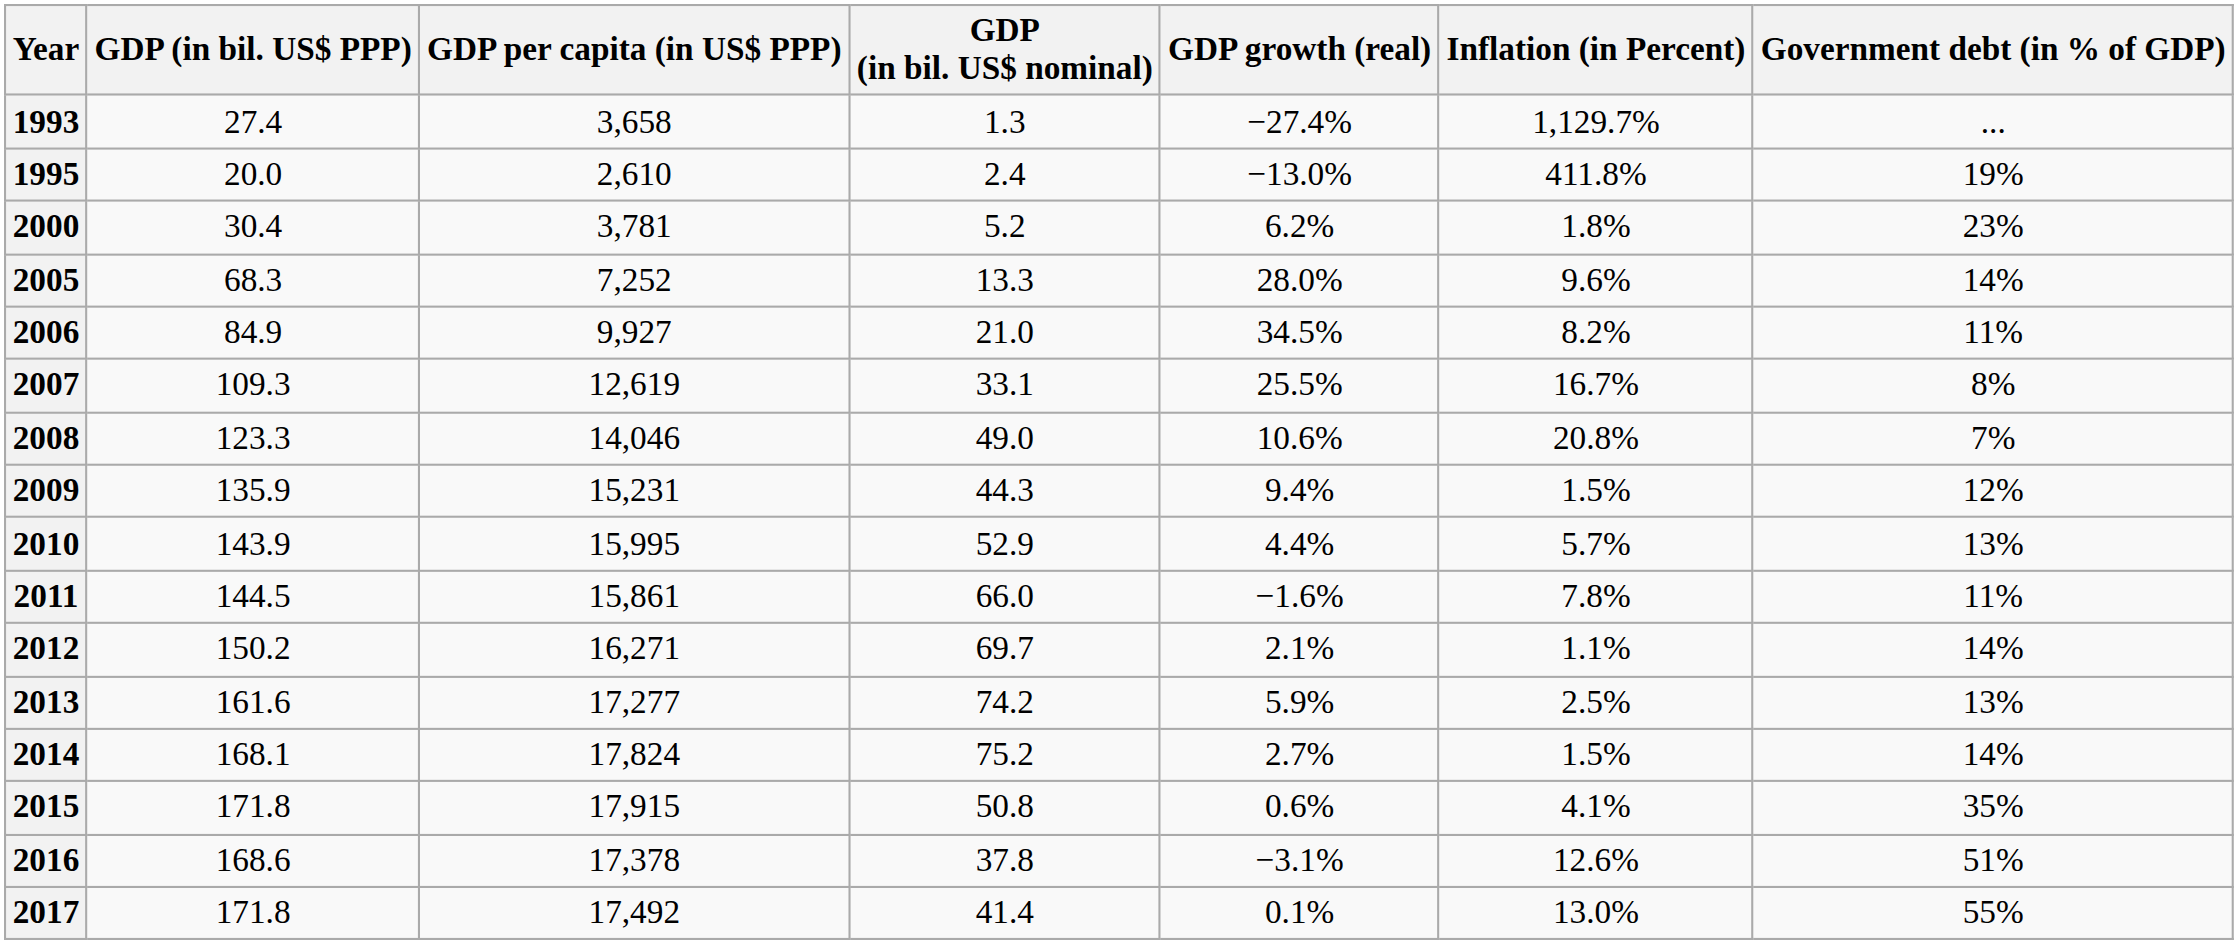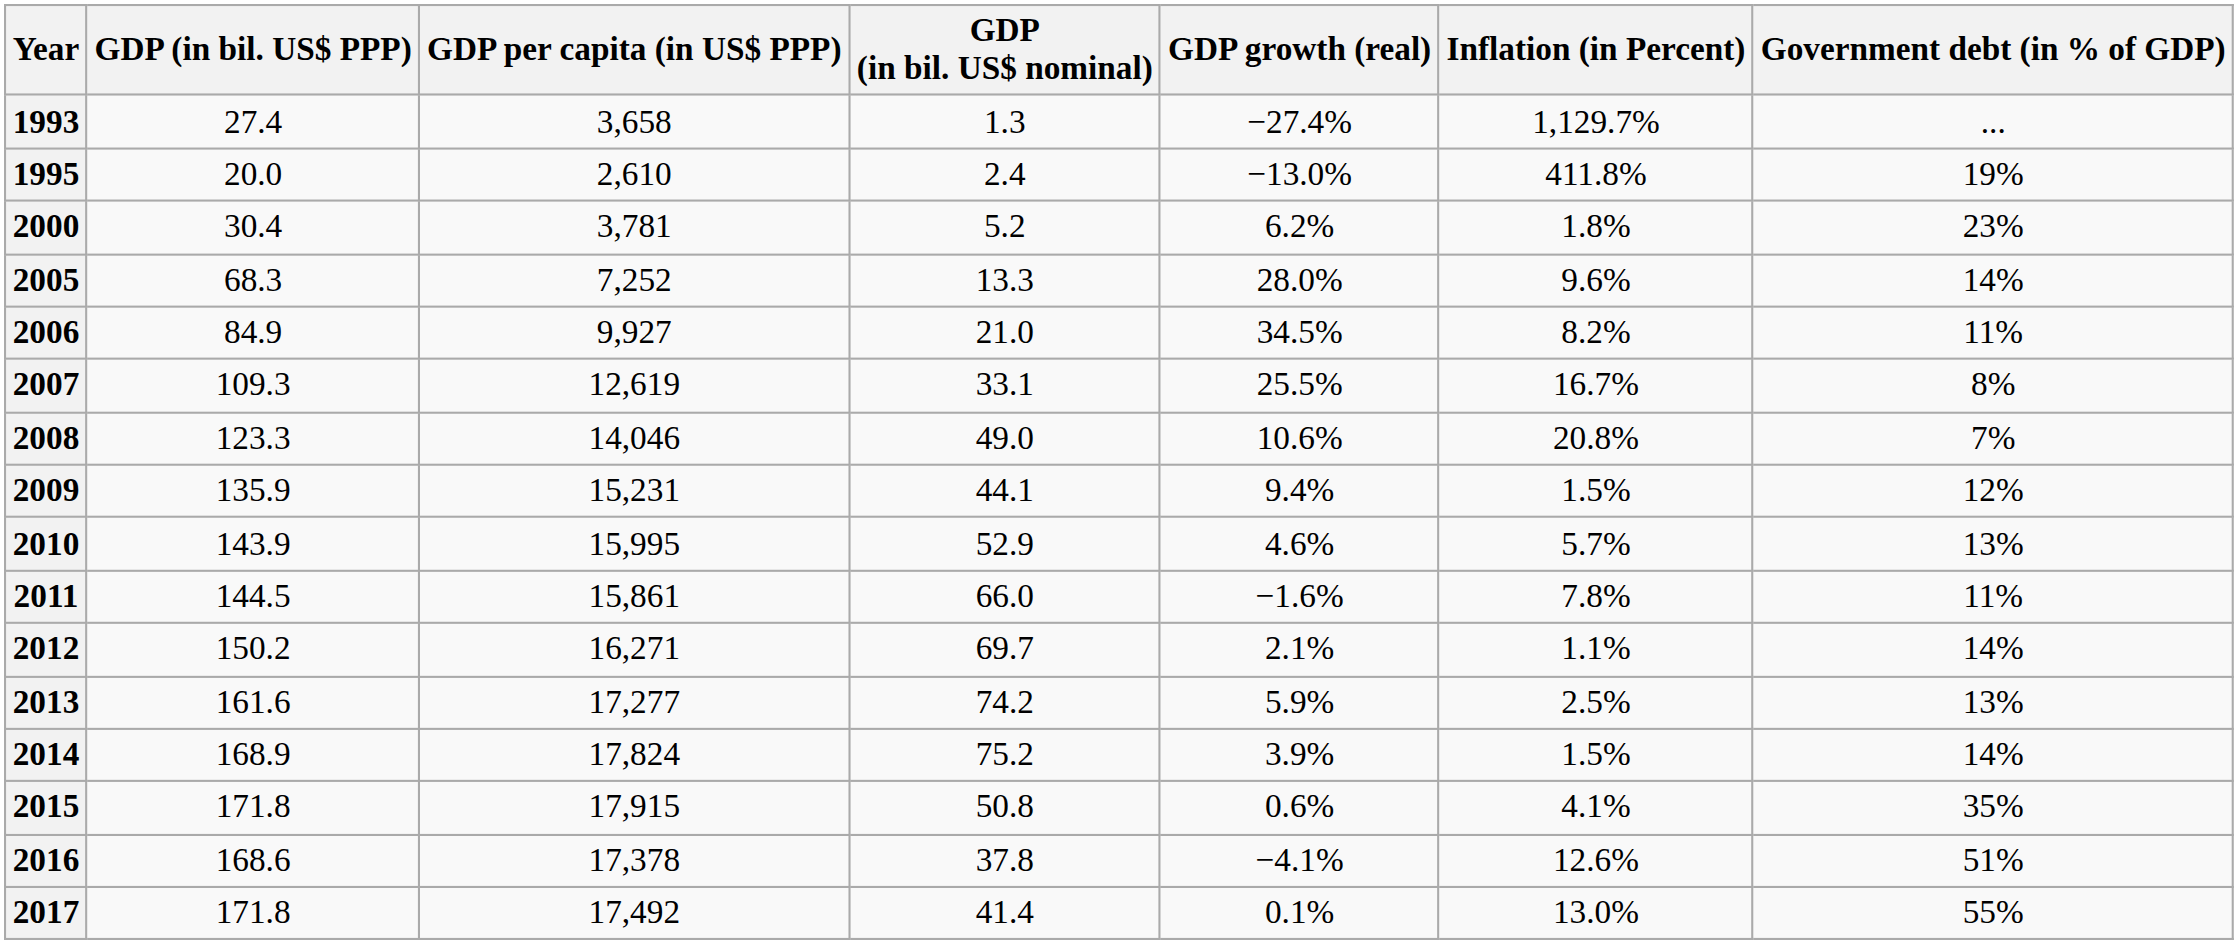(1005, 490) 44.3 -> (1005, 490) 44.1
(1300, 543) 4.4% -> (1300, 543) 4.6%
(253, 754) 168.1 -> (253, 754) 168.9
(1300, 754) 2.7% -> (1300, 754) 3.9%
(1300, 860) −3.1% -> (1300, 860) −4.1%
